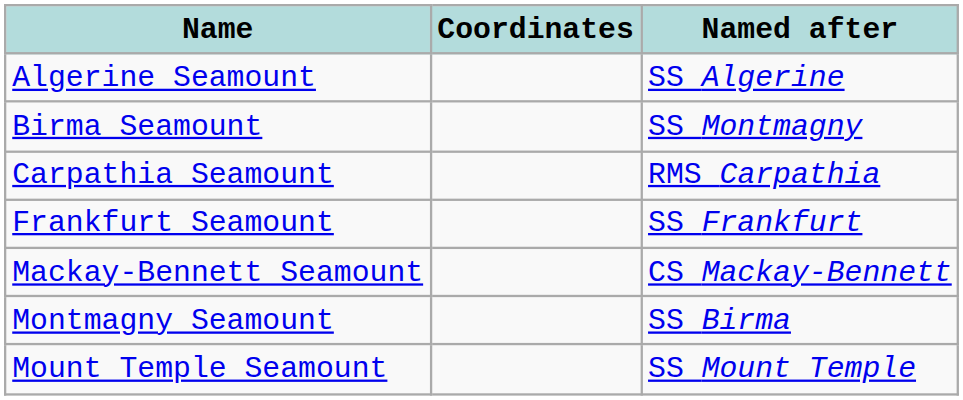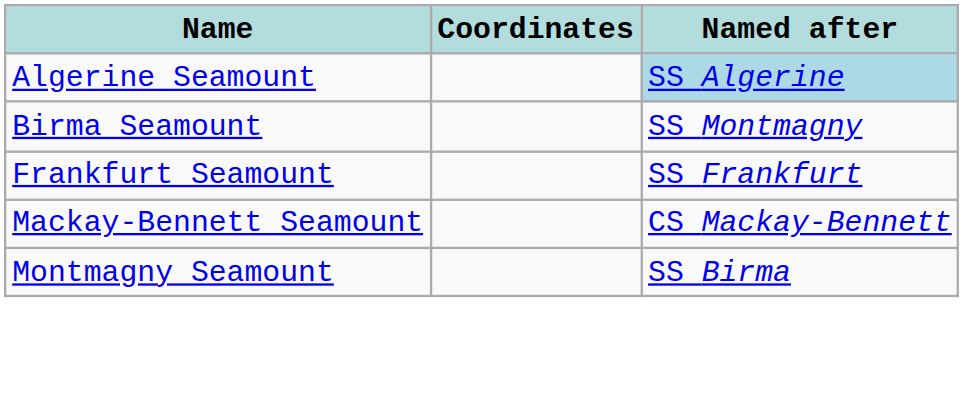(746, 78) no background -> (746, 78) lightblue background
- row: (173, 175)
- row: (200, 369)
